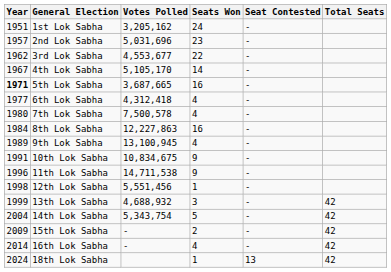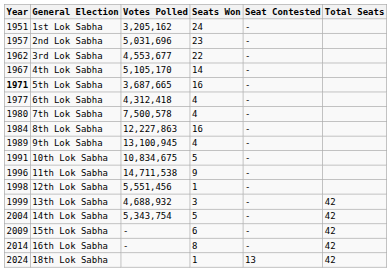(195, 158) 9 -> (195, 158) 5
(195, 231) 2 -> (195, 231) 6
(195, 246) 4 -> (195, 246) 8
